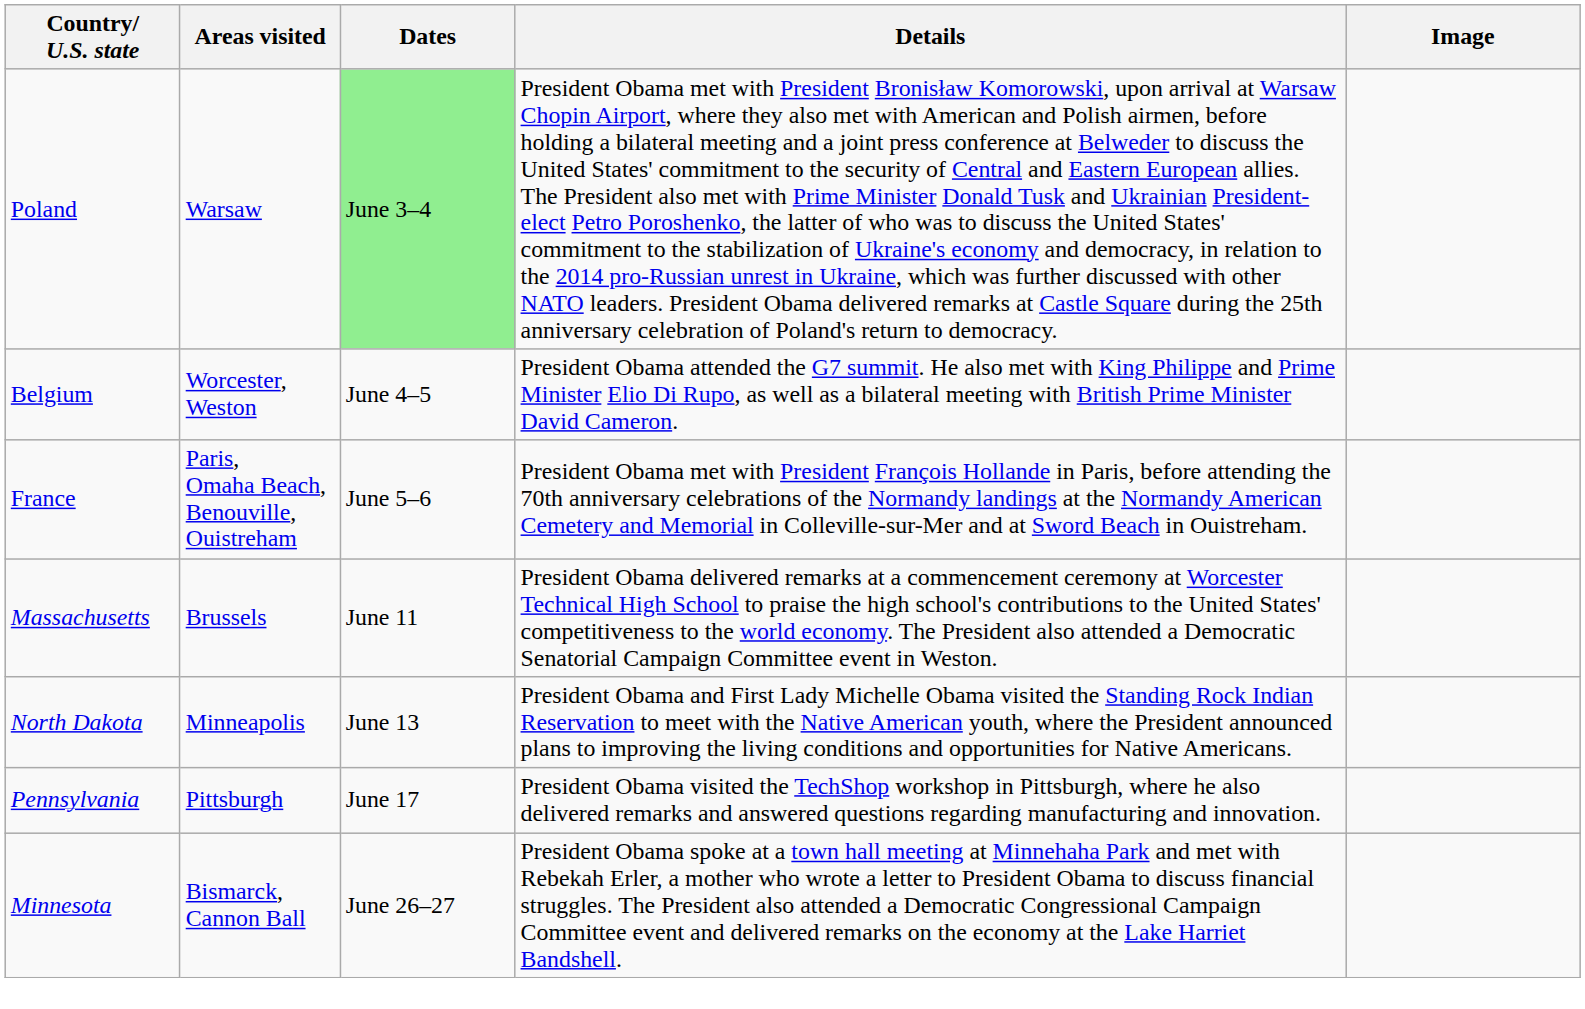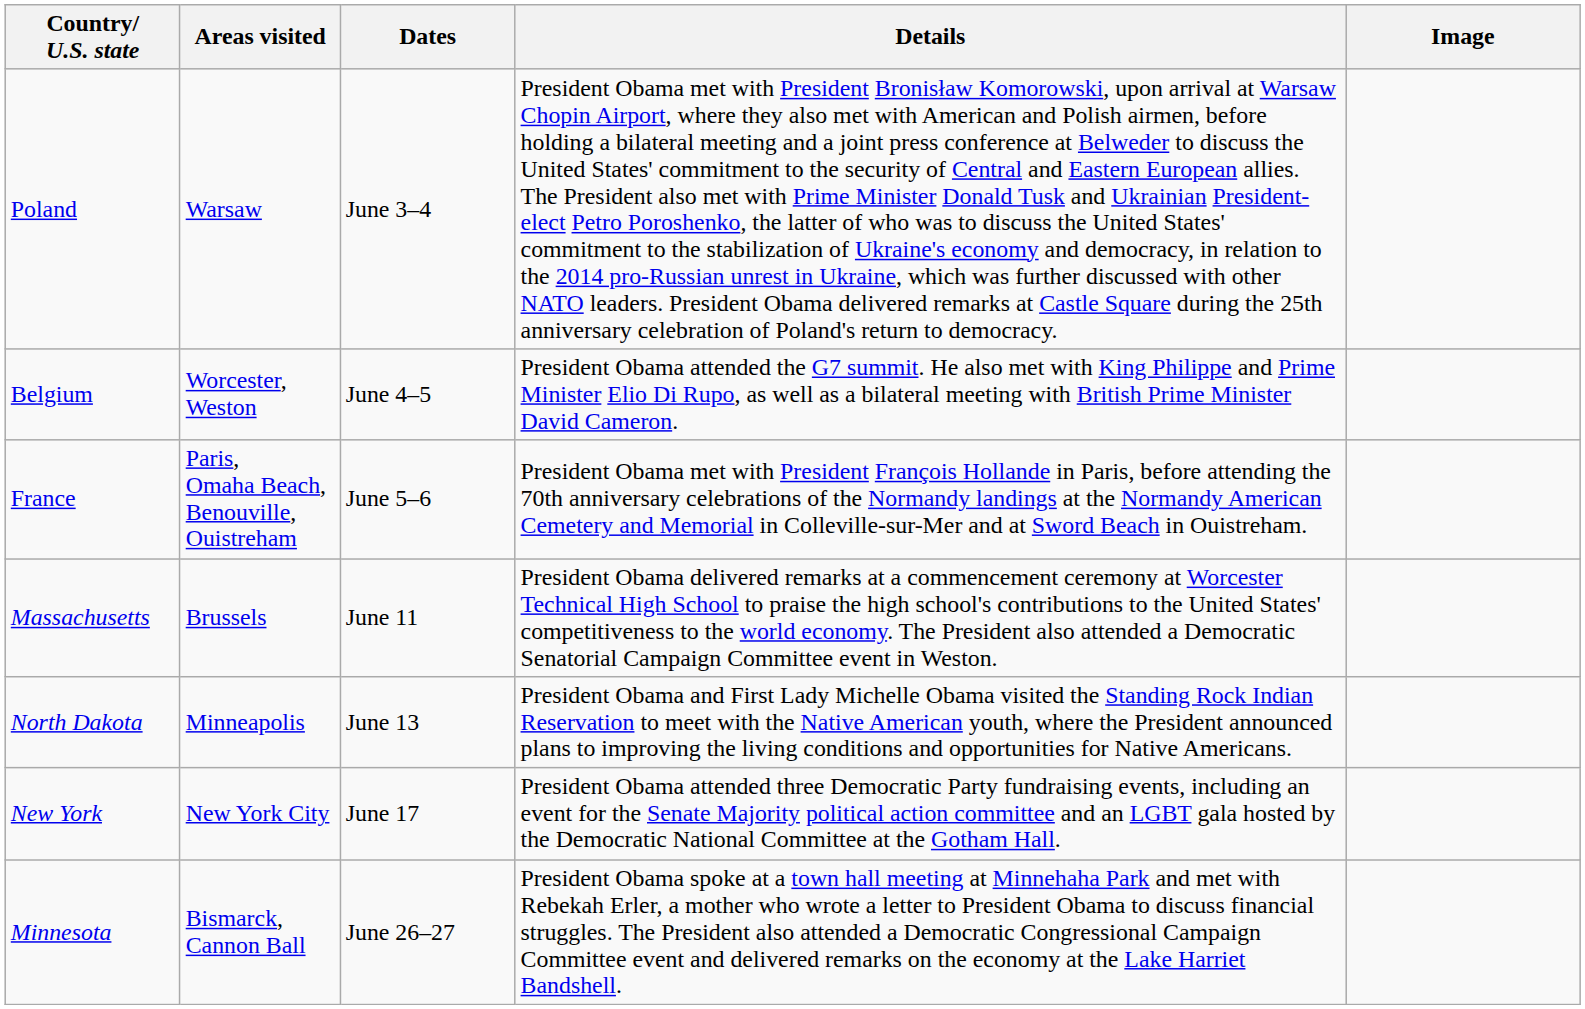(388, 208) lightgreen background -> (388, 208) no background
- row: (75, 800)
+ row: (56, 813)
